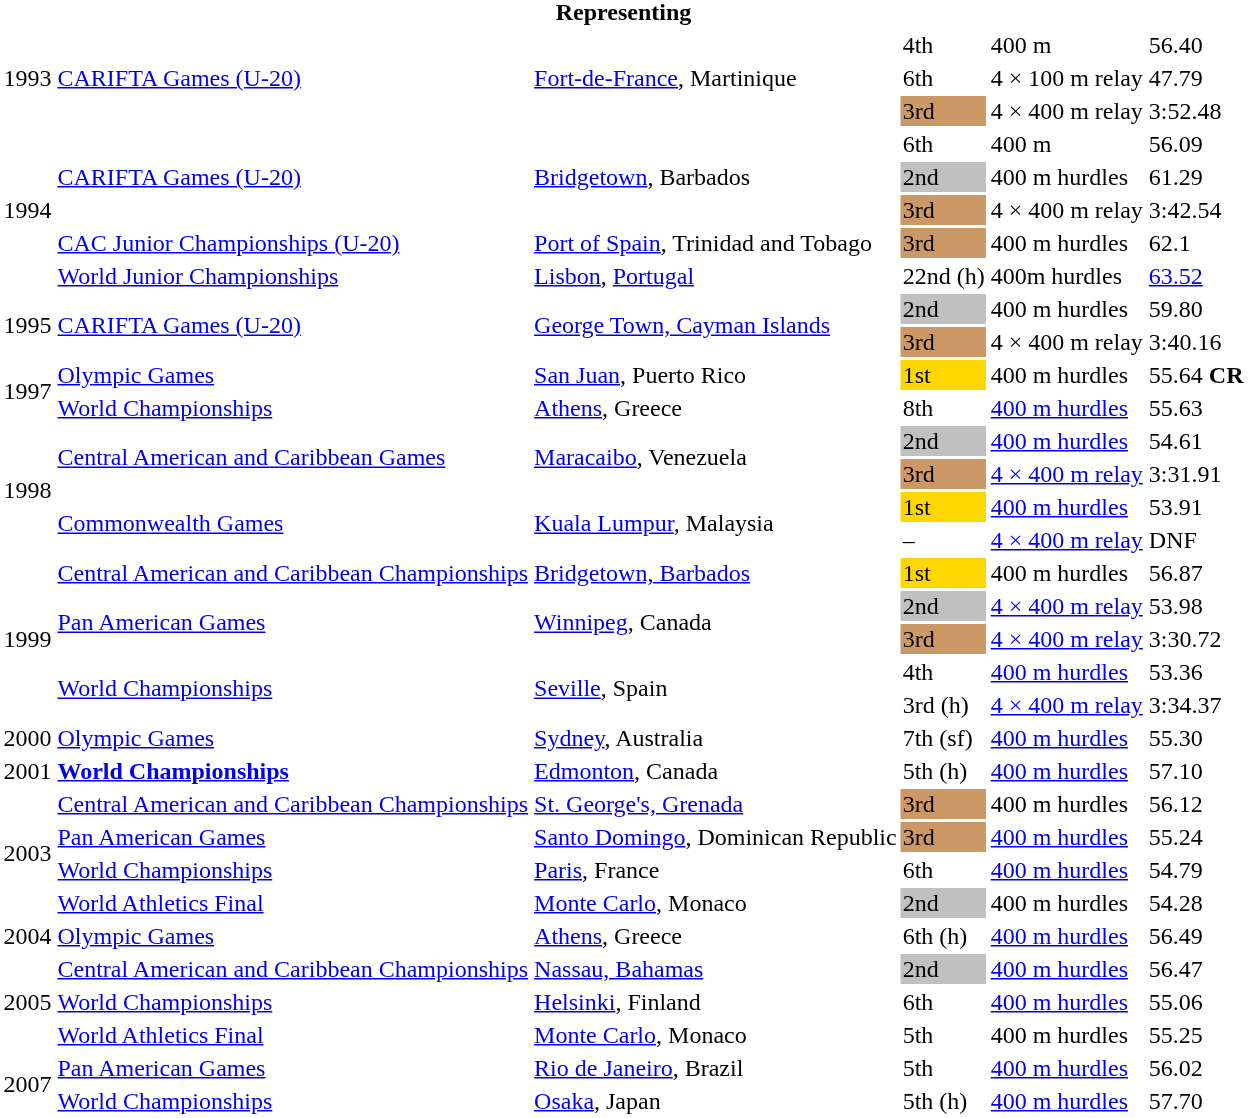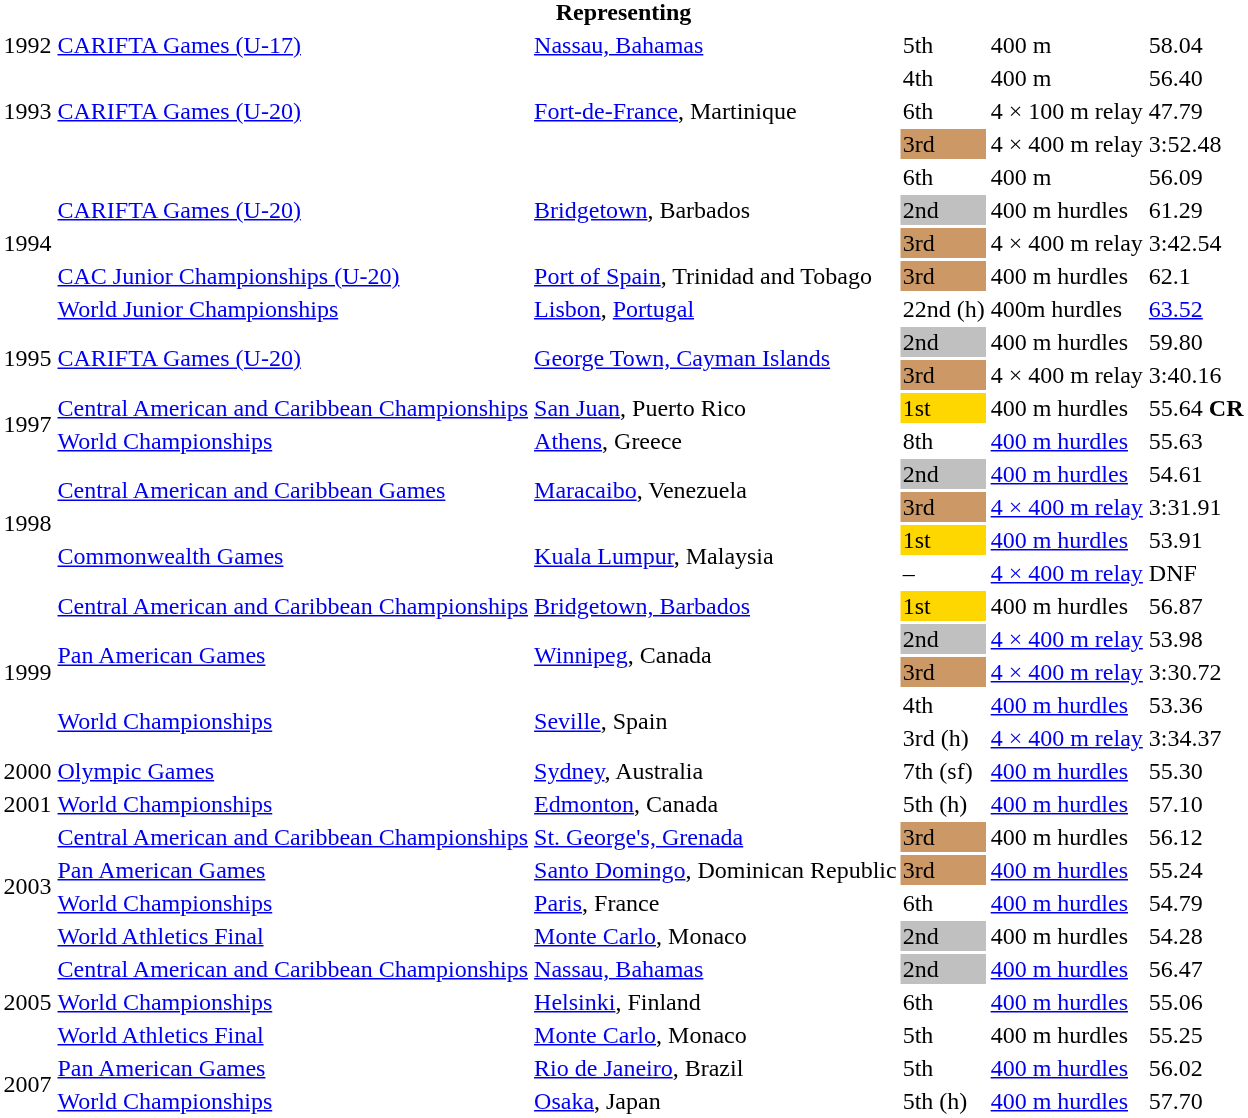+ row: (619, 44)
(136, 374) Olympic Games -> (293, 407) Central American and Caribbean Championships
(173, 770) bold -> (165, 803) normal
- row: (608, 935)
